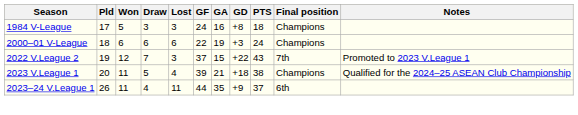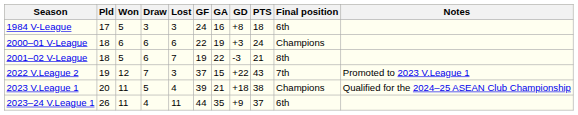(300, 27) Champions -> (283, 27) 6th
+ row: (47, 58)
